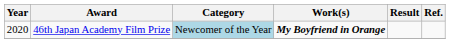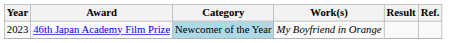(18, 30) 2020 -> (18, 30) 2023
(331, 30) bold -> (329, 30) normal
